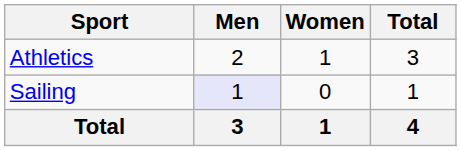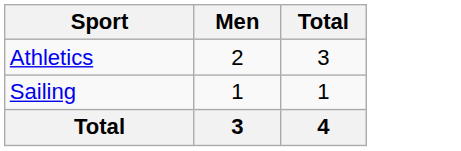- column: (325, 22)
(237, 92) lavender background -> (237, 92) no background
